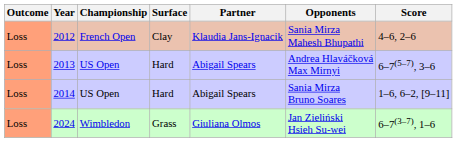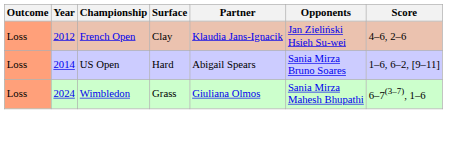(326, 36) Sania Mirza Mahesh Bhupathi -> (317, 36) Jan Zieliński Hsieh Su-wei
- row: (64, 65)
(317, 123) Jan Zieliński Hsieh Su-wei -> (326, 94) Sania Mirza Mahesh Bhupathi
